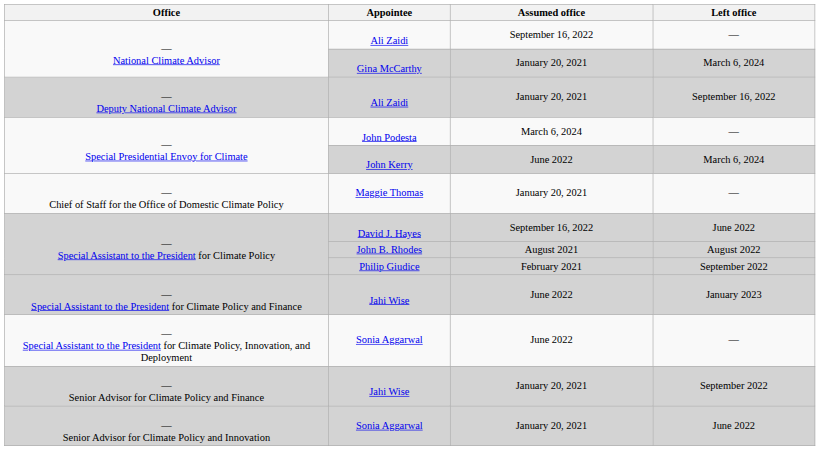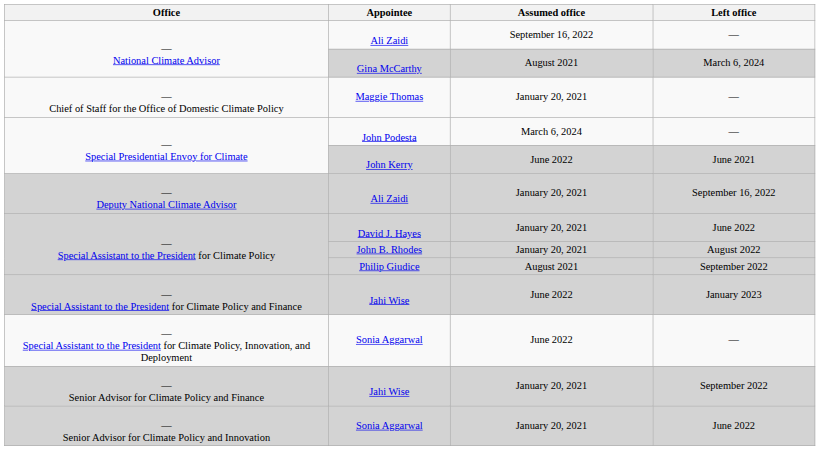(551, 63) January 20, 2021 -> (551, 63) August 2021
rows swapped: (166, 103) <-> (166, 199)
(734, 159) March 6, 2024 -> (734, 159) June 2021
(551, 227) September 16, 2022 -> (551, 227) January 20, 2021
(551, 249) August 2021 -> (551, 249) January 20, 2021
(551, 266) February 2021 -> (551, 266) August 2021
